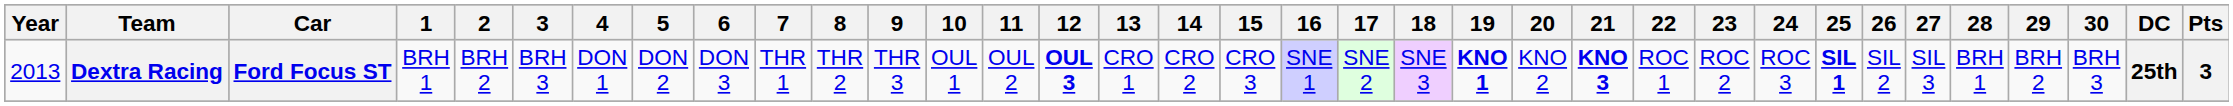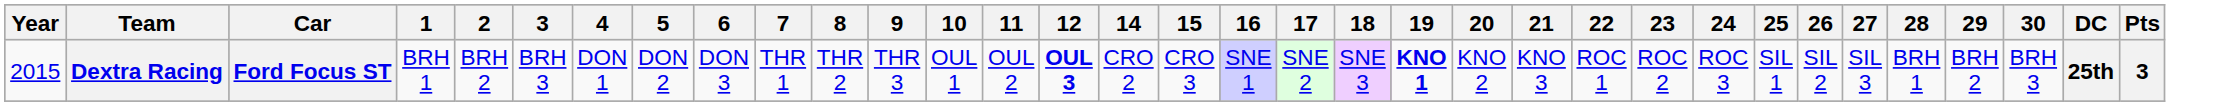- column: (1129, 22)
(35, 70) 2013 -> (35, 70) 2015
(1603, 70) bold -> (1541, 70) normal
(1839, 70) bold -> (1776, 70) normal
